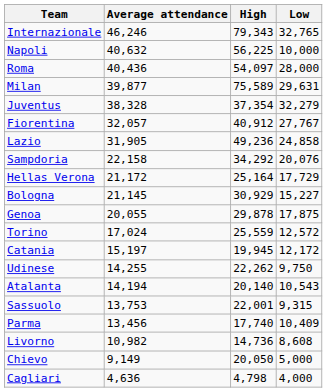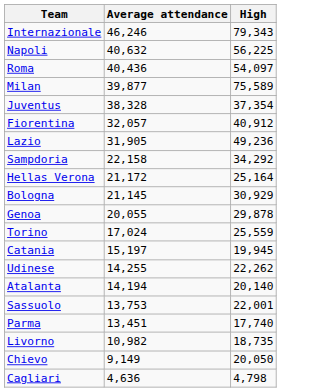- column: (299, 14)
(127, 323) 13,456 -> (127, 323) 13,451
(253, 342) 14,736 -> (253, 342) 18,735
